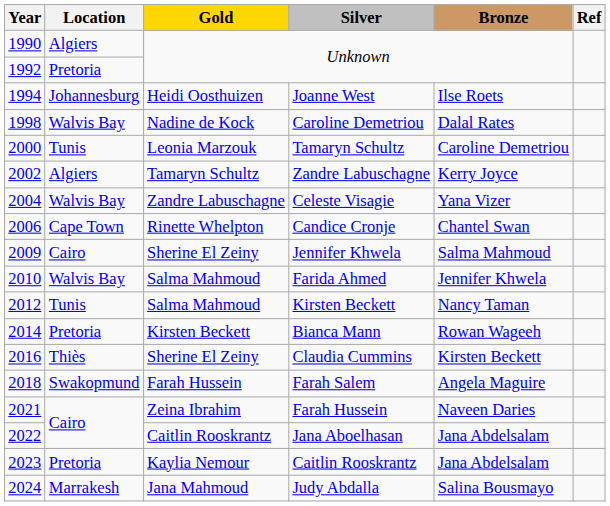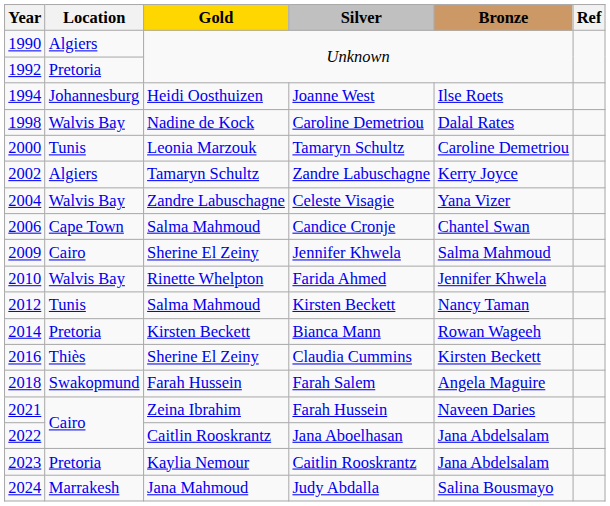(205, 226) Rinette Whelpton -> (204, 226) Salma Mahmoud
(204, 278) Salma Mahmoud -> (205, 278) Rinette Whelpton
